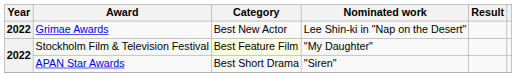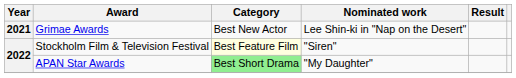(19, 30) 2022 -> (19, 30) 2021
(338, 47) "My Daughter" -> (320, 47) "Siren"
(256, 64) no background -> (256, 64) lightgreen background
(320, 64) "Siren" -> (338, 64) "My Daughter"
